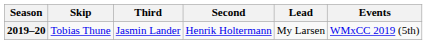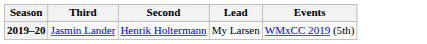- column: (81, 13)
